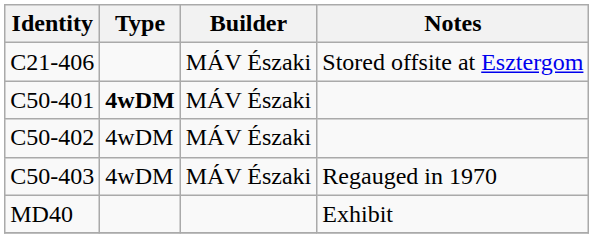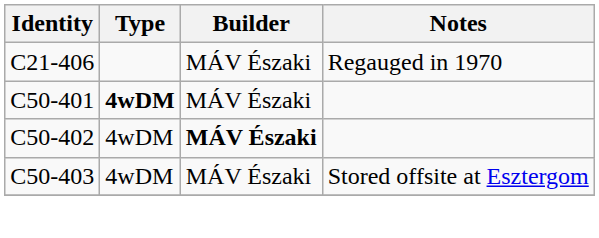(453, 61) Stored offsite at Esztergom -> (415, 61) Regauged in 1970
(249, 137) normal -> (251, 137) bold
(410, 175) Regauged in 1970 -> (458, 175) Stored offsite at Esztergom
- row: (42, 213)
